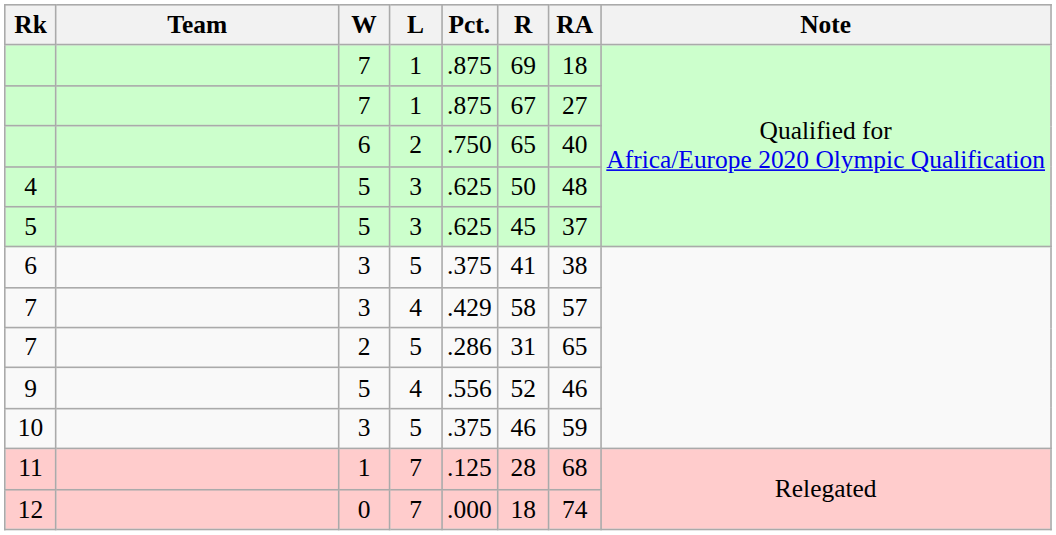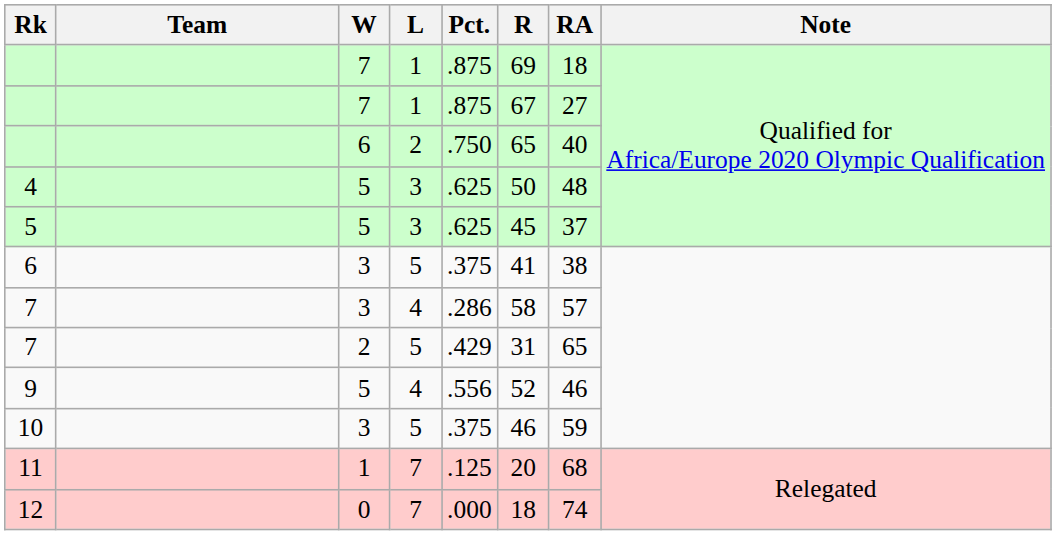(469, 307) .429 -> (469, 307) .286
(469, 347) .286 -> (469, 347) .429
(523, 468) 28 -> (523, 468) 20
